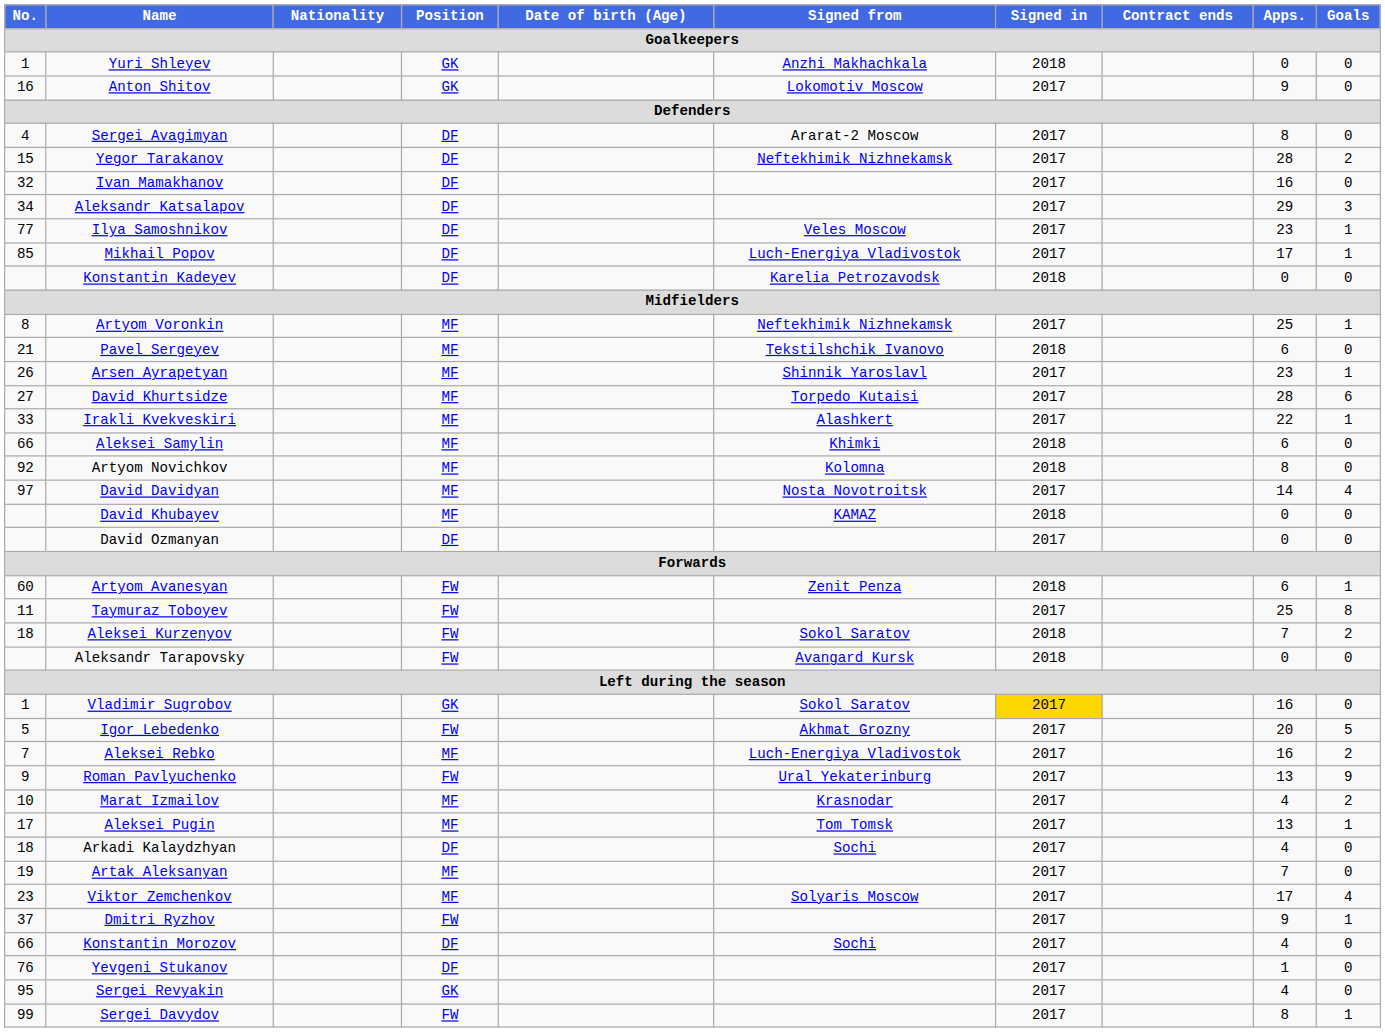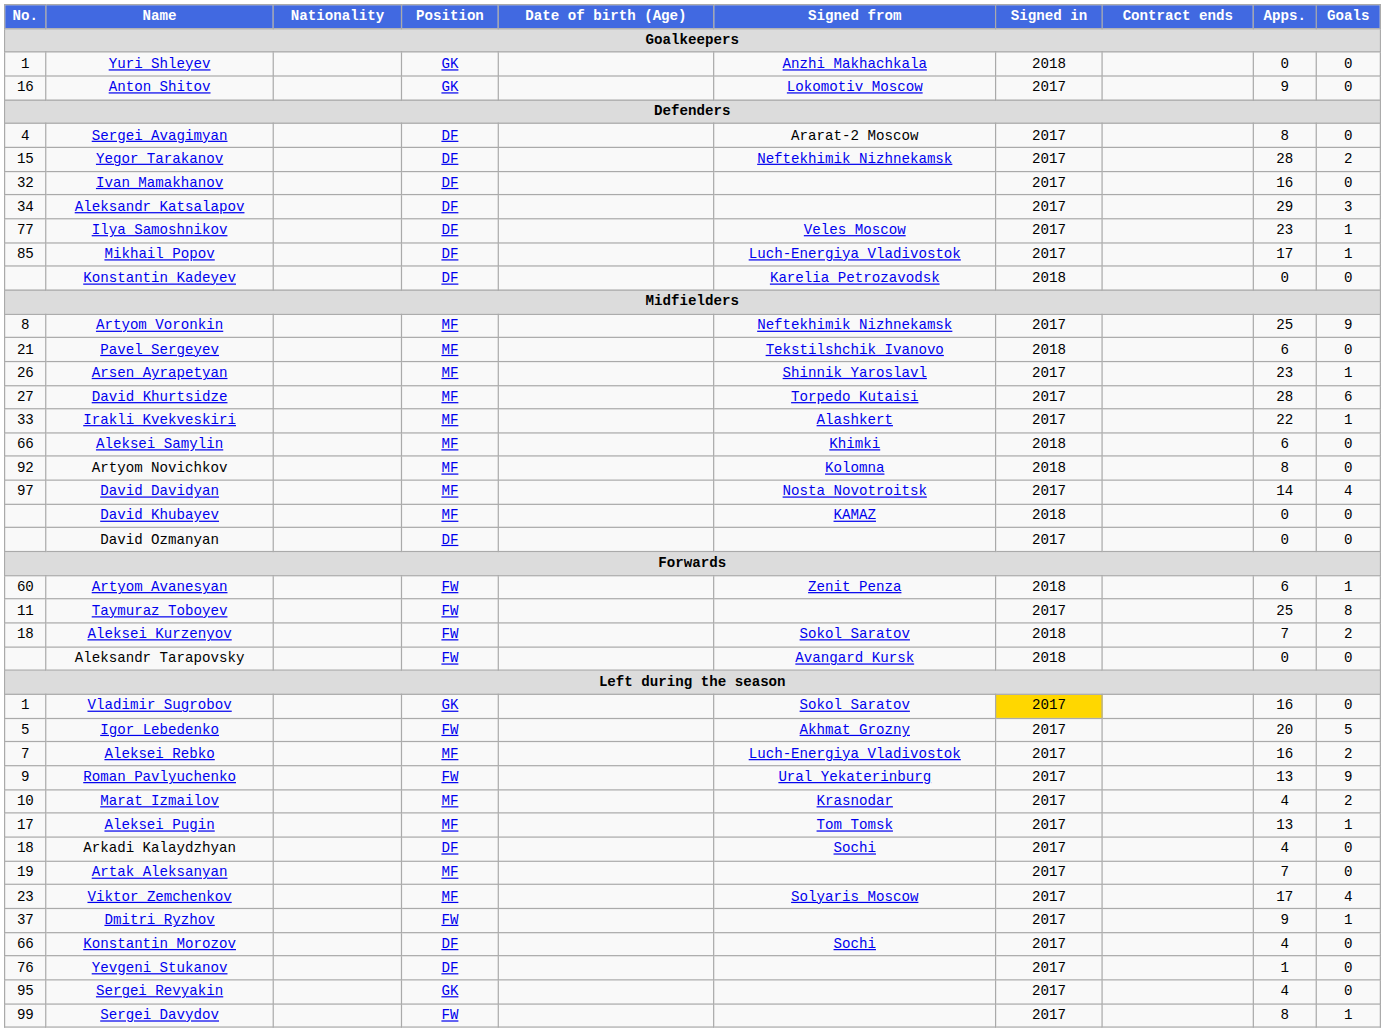(1348, 325) 1 -> (1348, 325) 9
